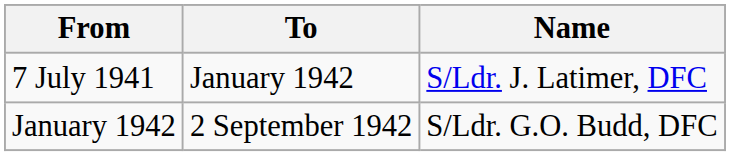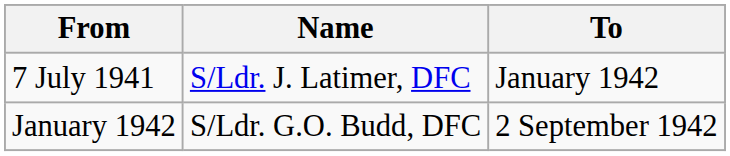columns swapped: (301, 28) <-> (572, 28)
